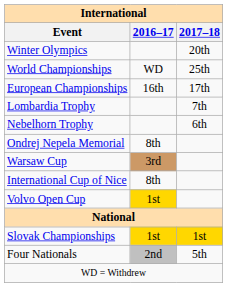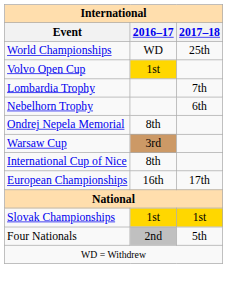- row: (47, 50)
rows swapped: (67, 87) <-> (46, 198)
